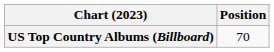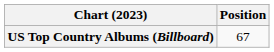(243, 36) 70 -> (243, 36) 67
